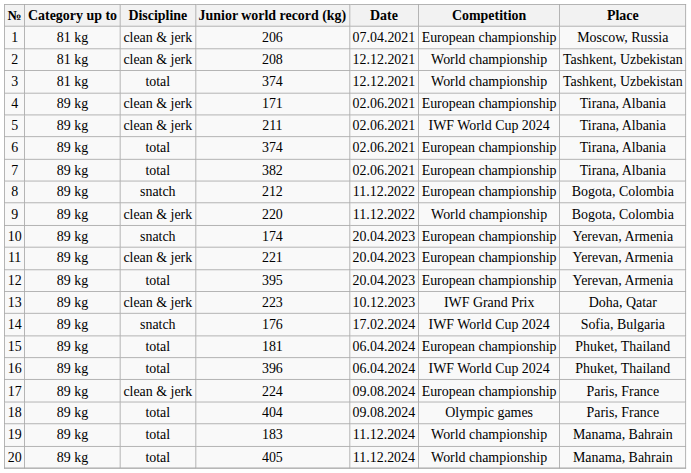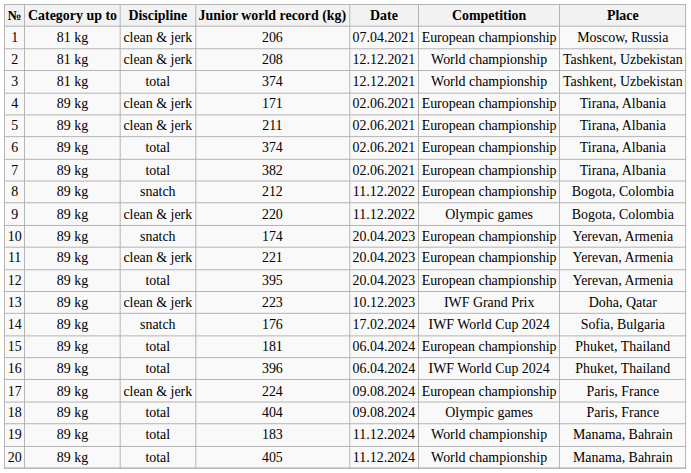(489, 125) IWF World Cup 2024 -> (489, 125) European championship
(489, 214) World championship -> (489, 214) Olympic games
